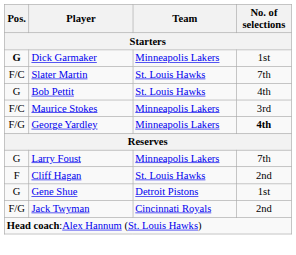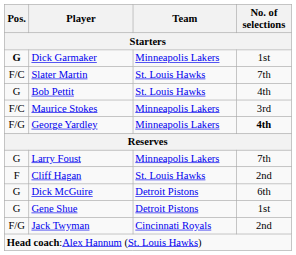+ row: (62, 192)
